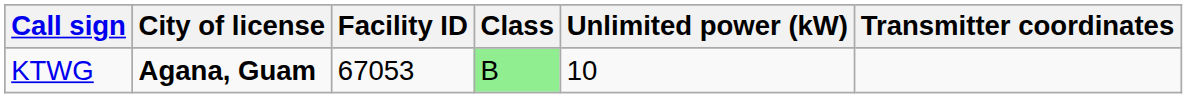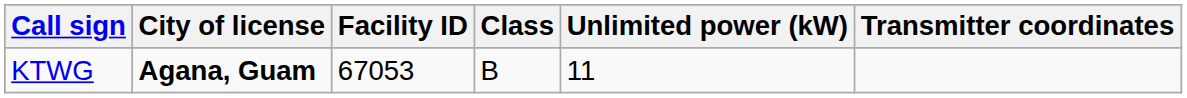(490, 69) lightgreen background -> (490, 69) no background
(582, 69) 10 -> (581, 69) 11
